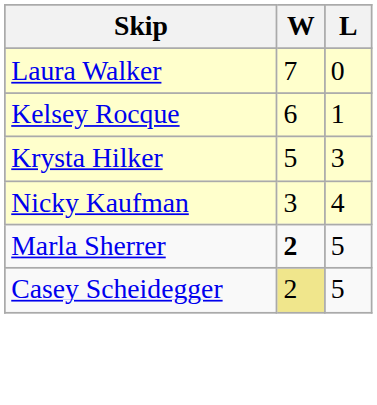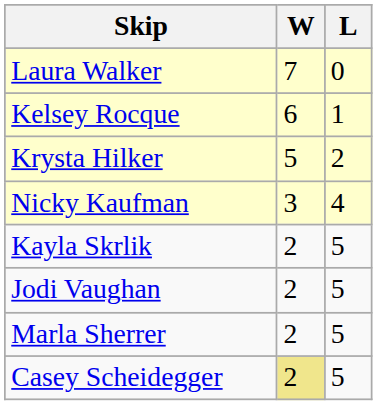(338, 158) 3 -> (338, 158) 2
+ row: (82, 245)
+ row: (86, 289)
(290, 245) bold -> (290, 333) normal
